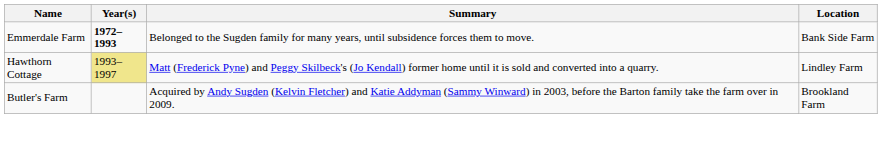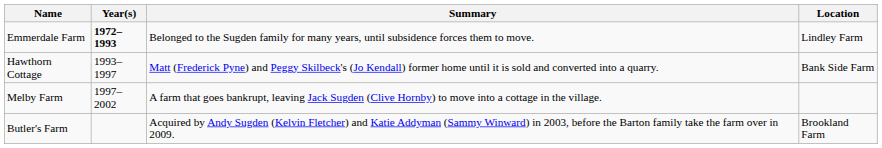(838, 37) Bank Side Farm -> (832, 37) Lindley Farm
(108, 67) khaki background -> (108, 67) no background
(832, 67) Lindley Farm -> (838, 67) Bank Side Farm
+ row: (35, 98)
